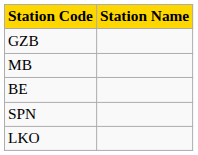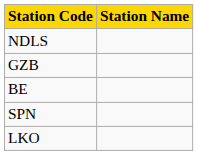+ row: (28, 41)
- row: (20, 65)
